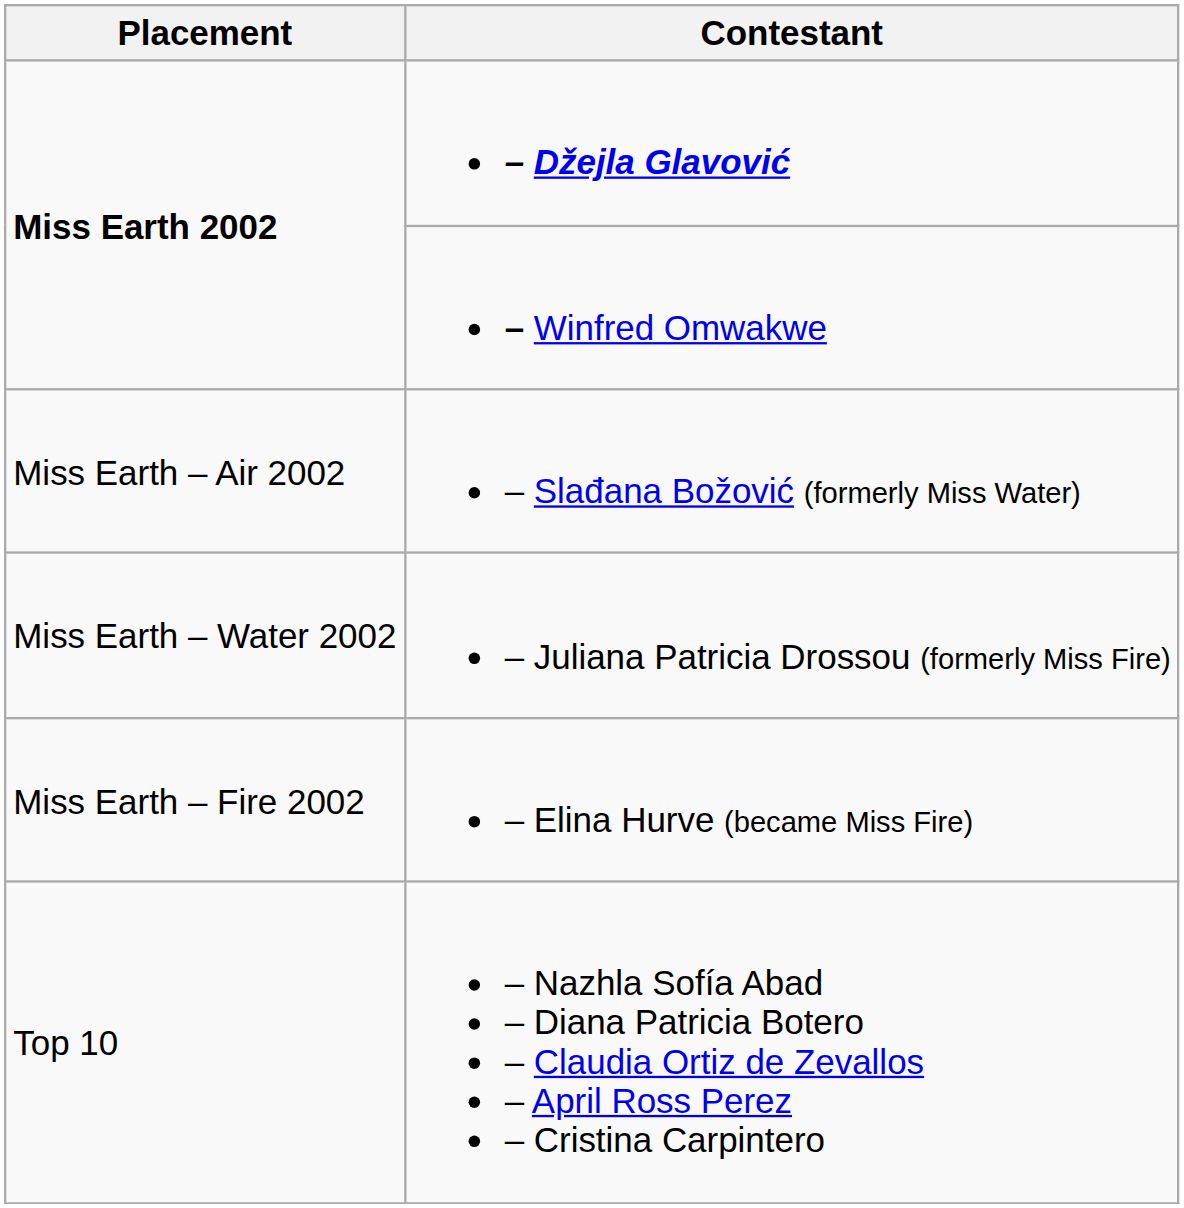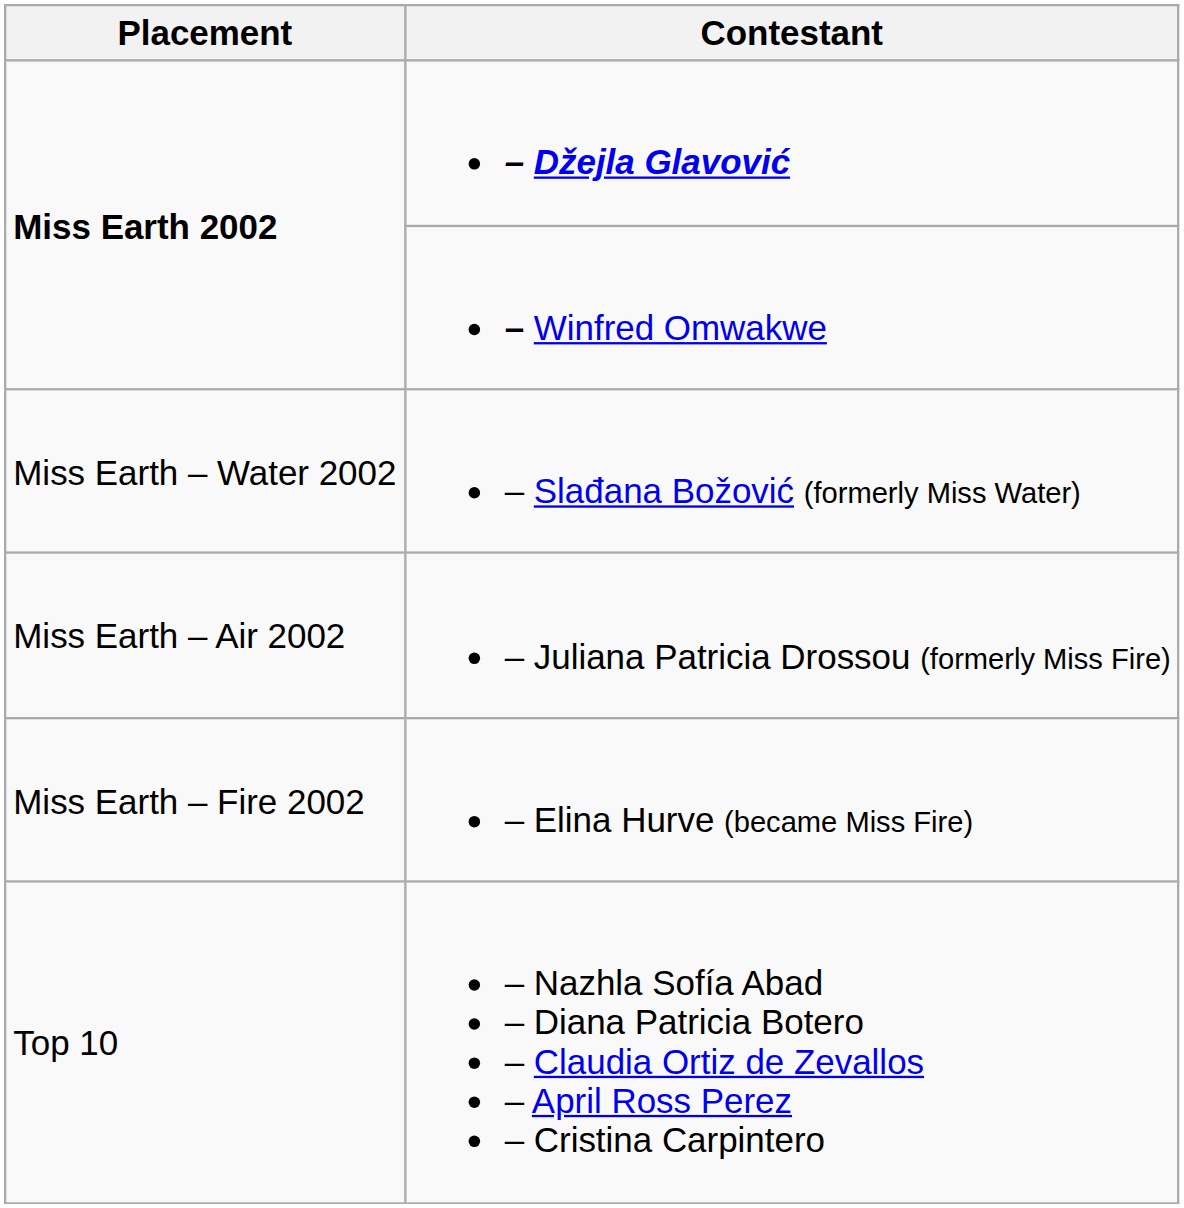(179, 471) Miss Earth – Air 2002 -> (205, 471) Miss Earth – Water 2002
(205, 636) Miss Earth – Water 2002 -> (179, 636) Miss Earth – Air 2002
